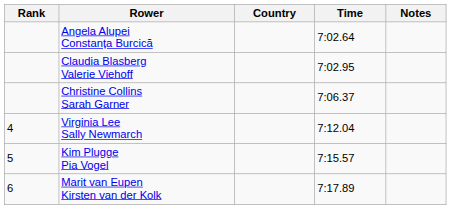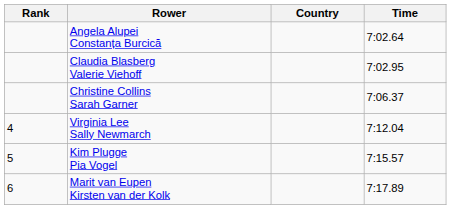- column: (416, 13)
